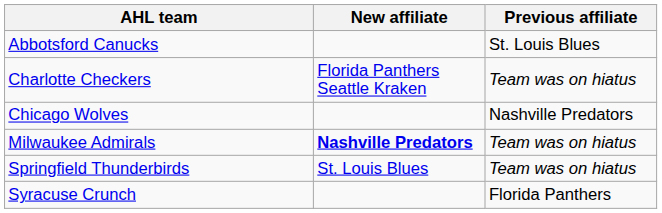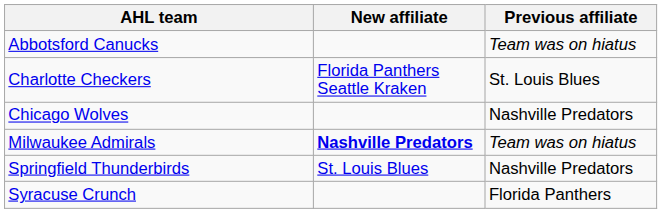(544, 44) St. Louis Blues -> (563, 44) Team was on hiatus
(563, 79) Team was on hiatus -> (544, 79) St. Louis Blues
(563, 168) Team was on hiatus -> (561, 168) Nashville Predators
